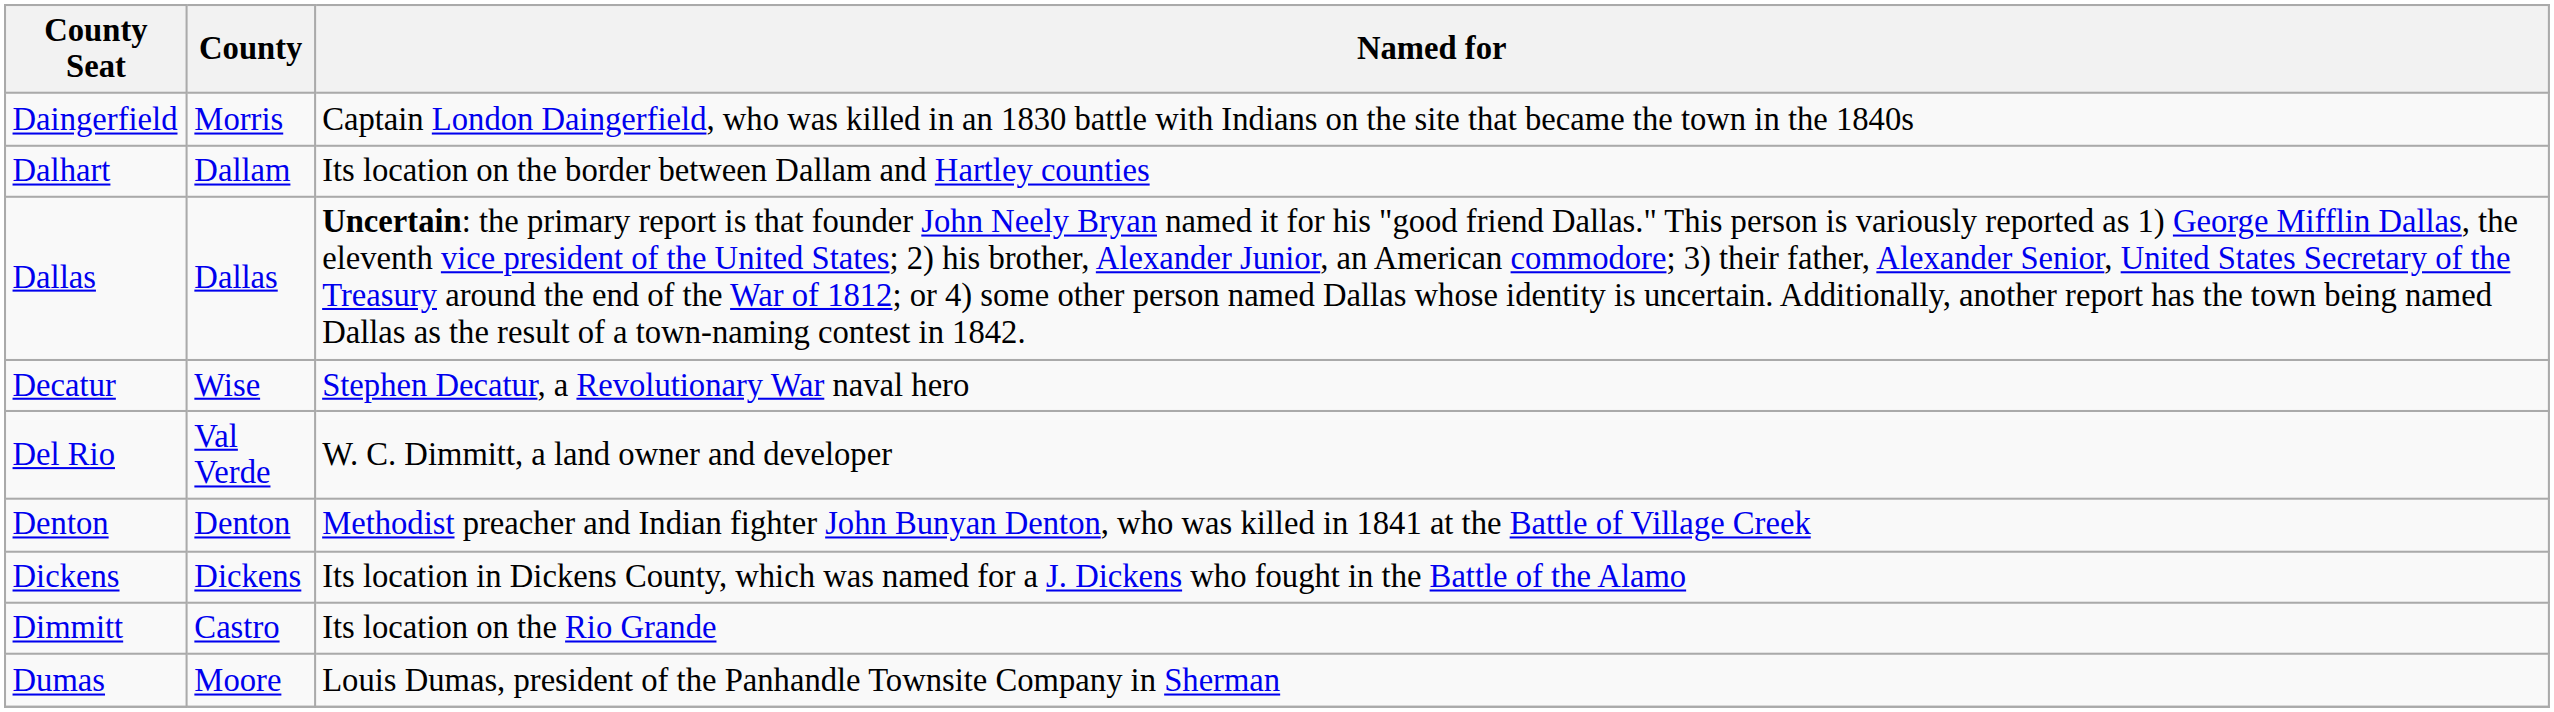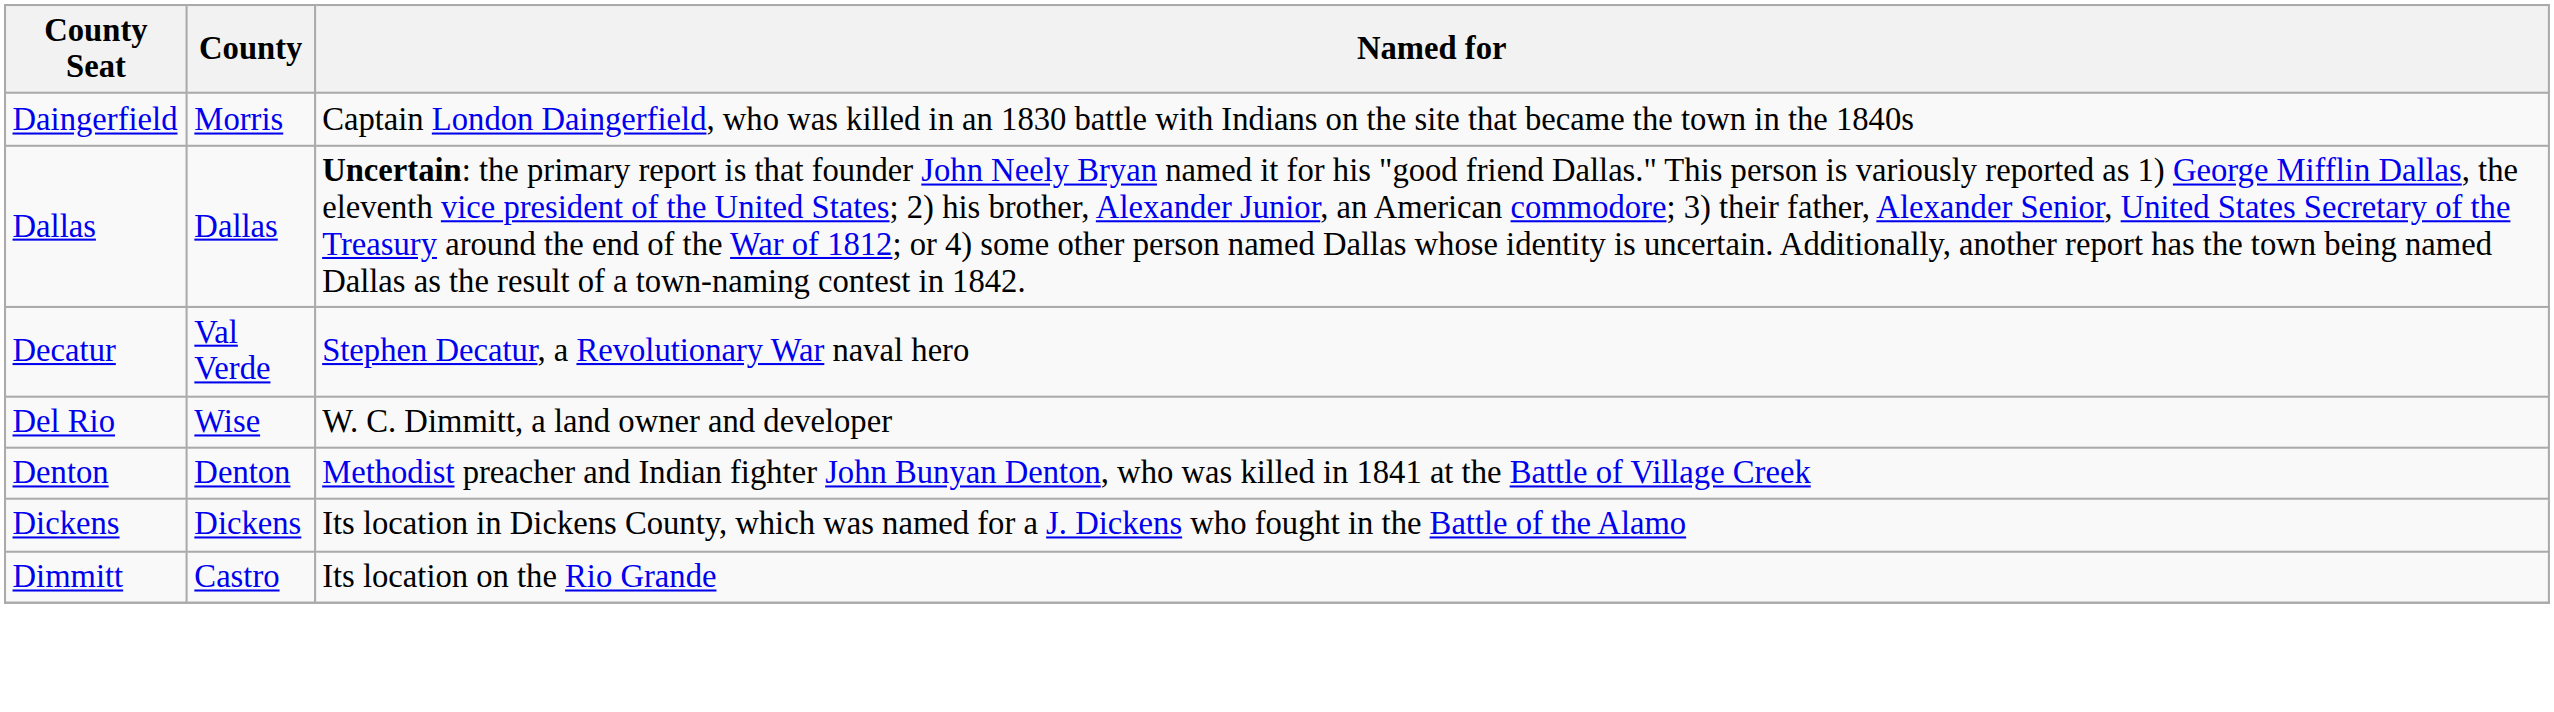- row: (61, 170)
(227, 384) Wise -> (232, 350) Val Verde
(232, 454) Val Verde -> (227, 421) Wise
- row: (59, 679)
